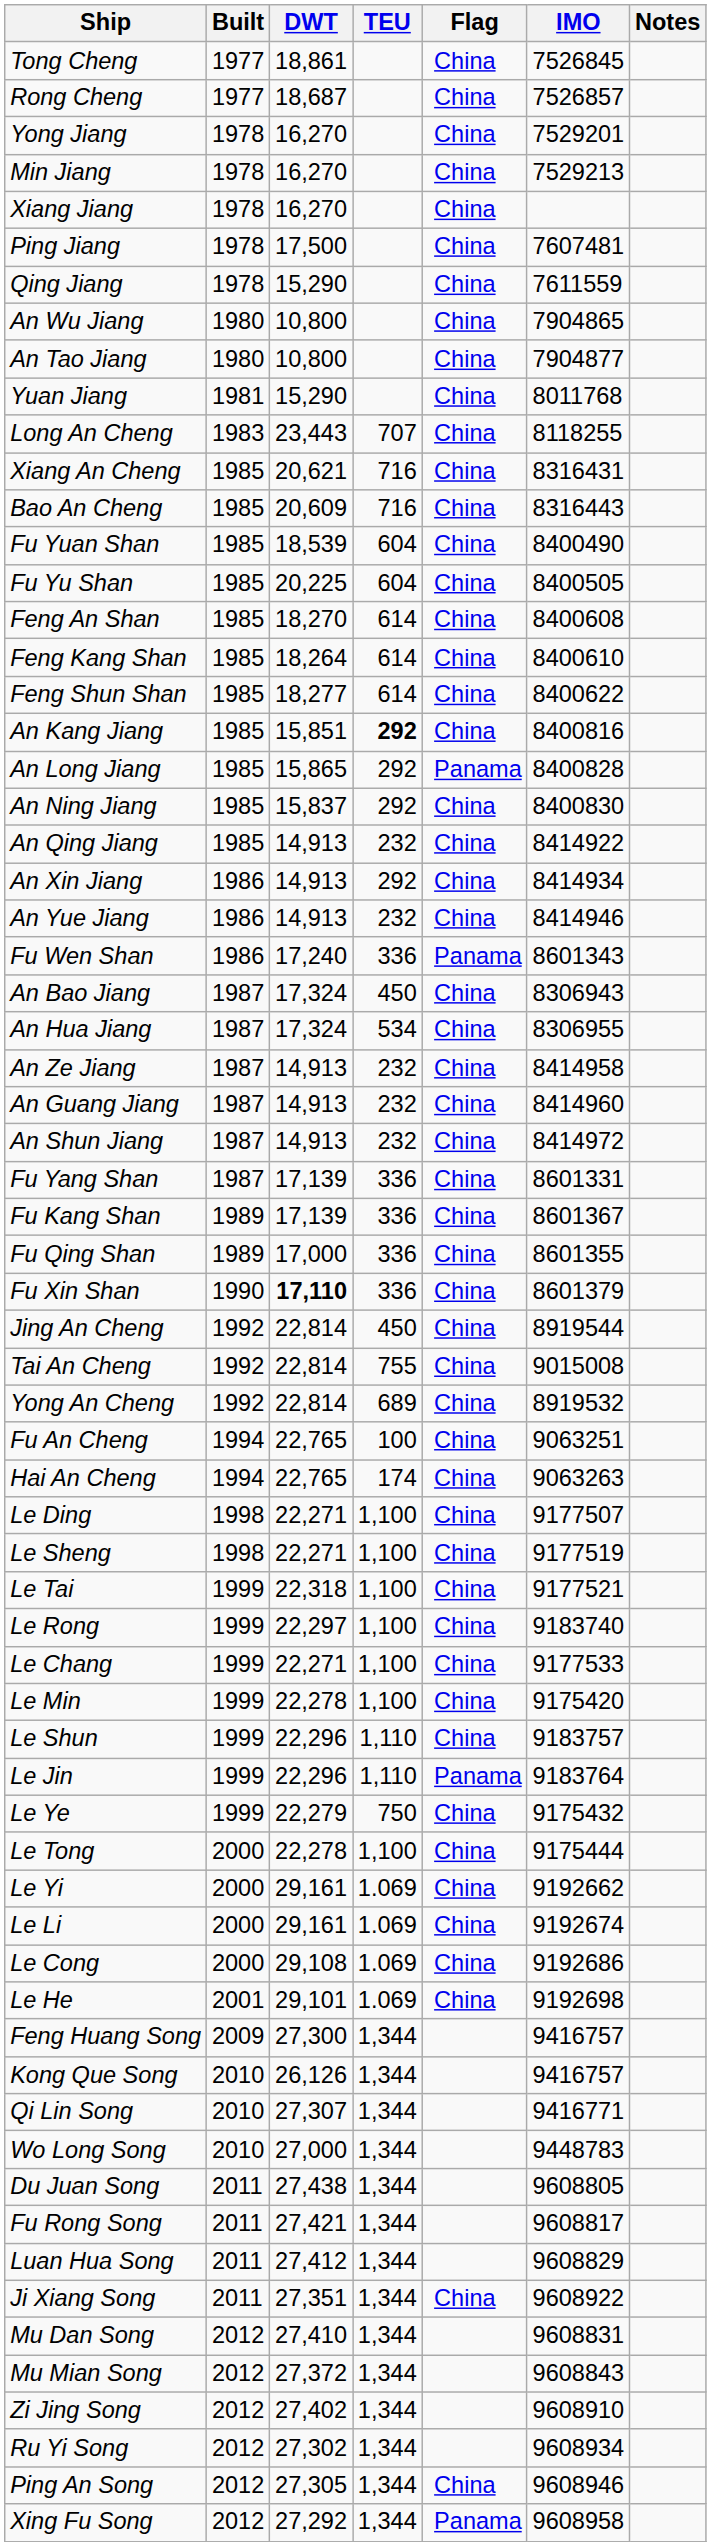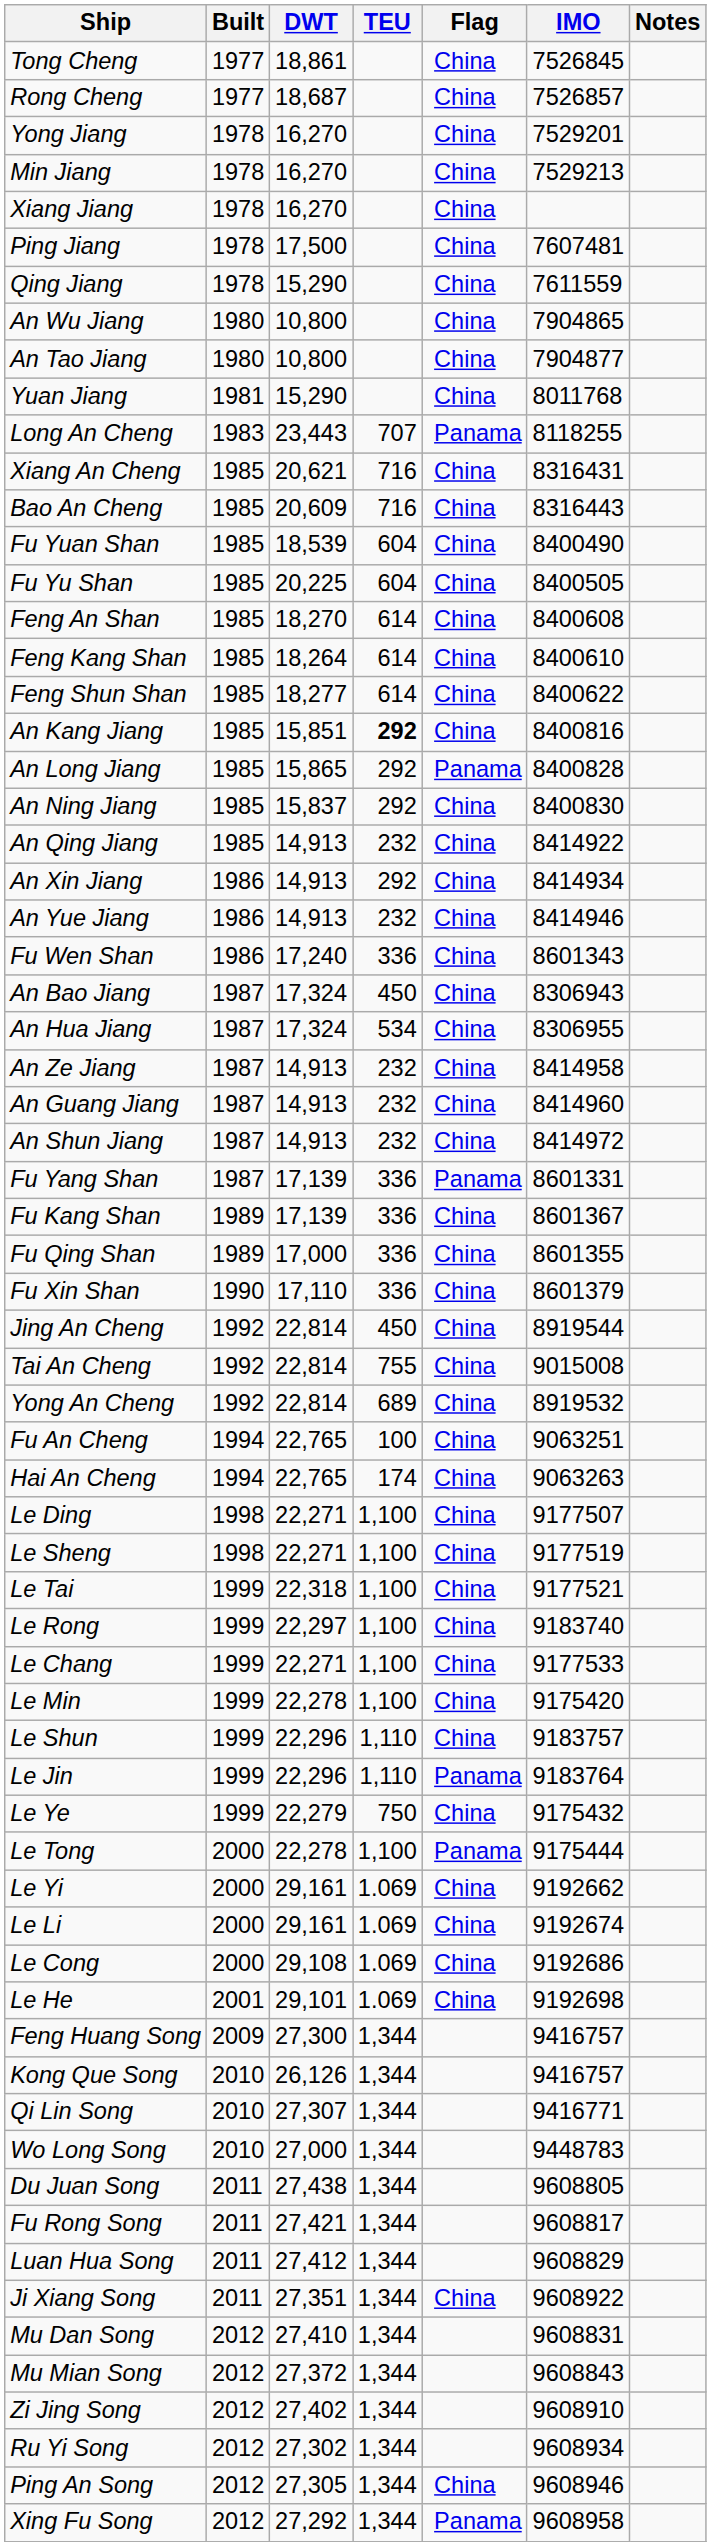(462, 433) China -> (475, 433) Panama
(475, 955) Panama -> (462, 955) China
(462, 1179) China -> (475, 1179) Panama
(312, 1291) bold -> (312, 1291) normal
(462, 1850) China -> (475, 1850) Panama
